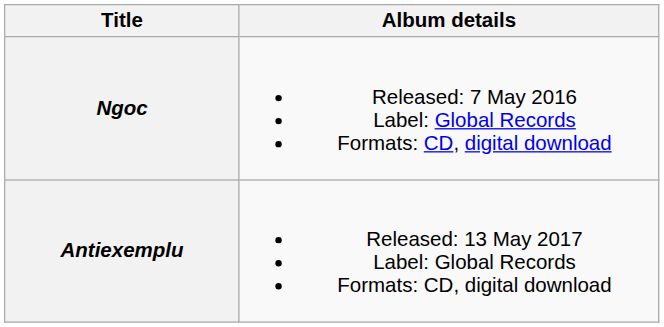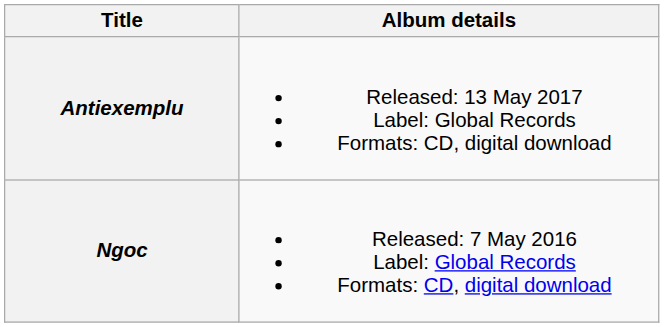rows swapped: (122, 108) <-> (122, 250)
